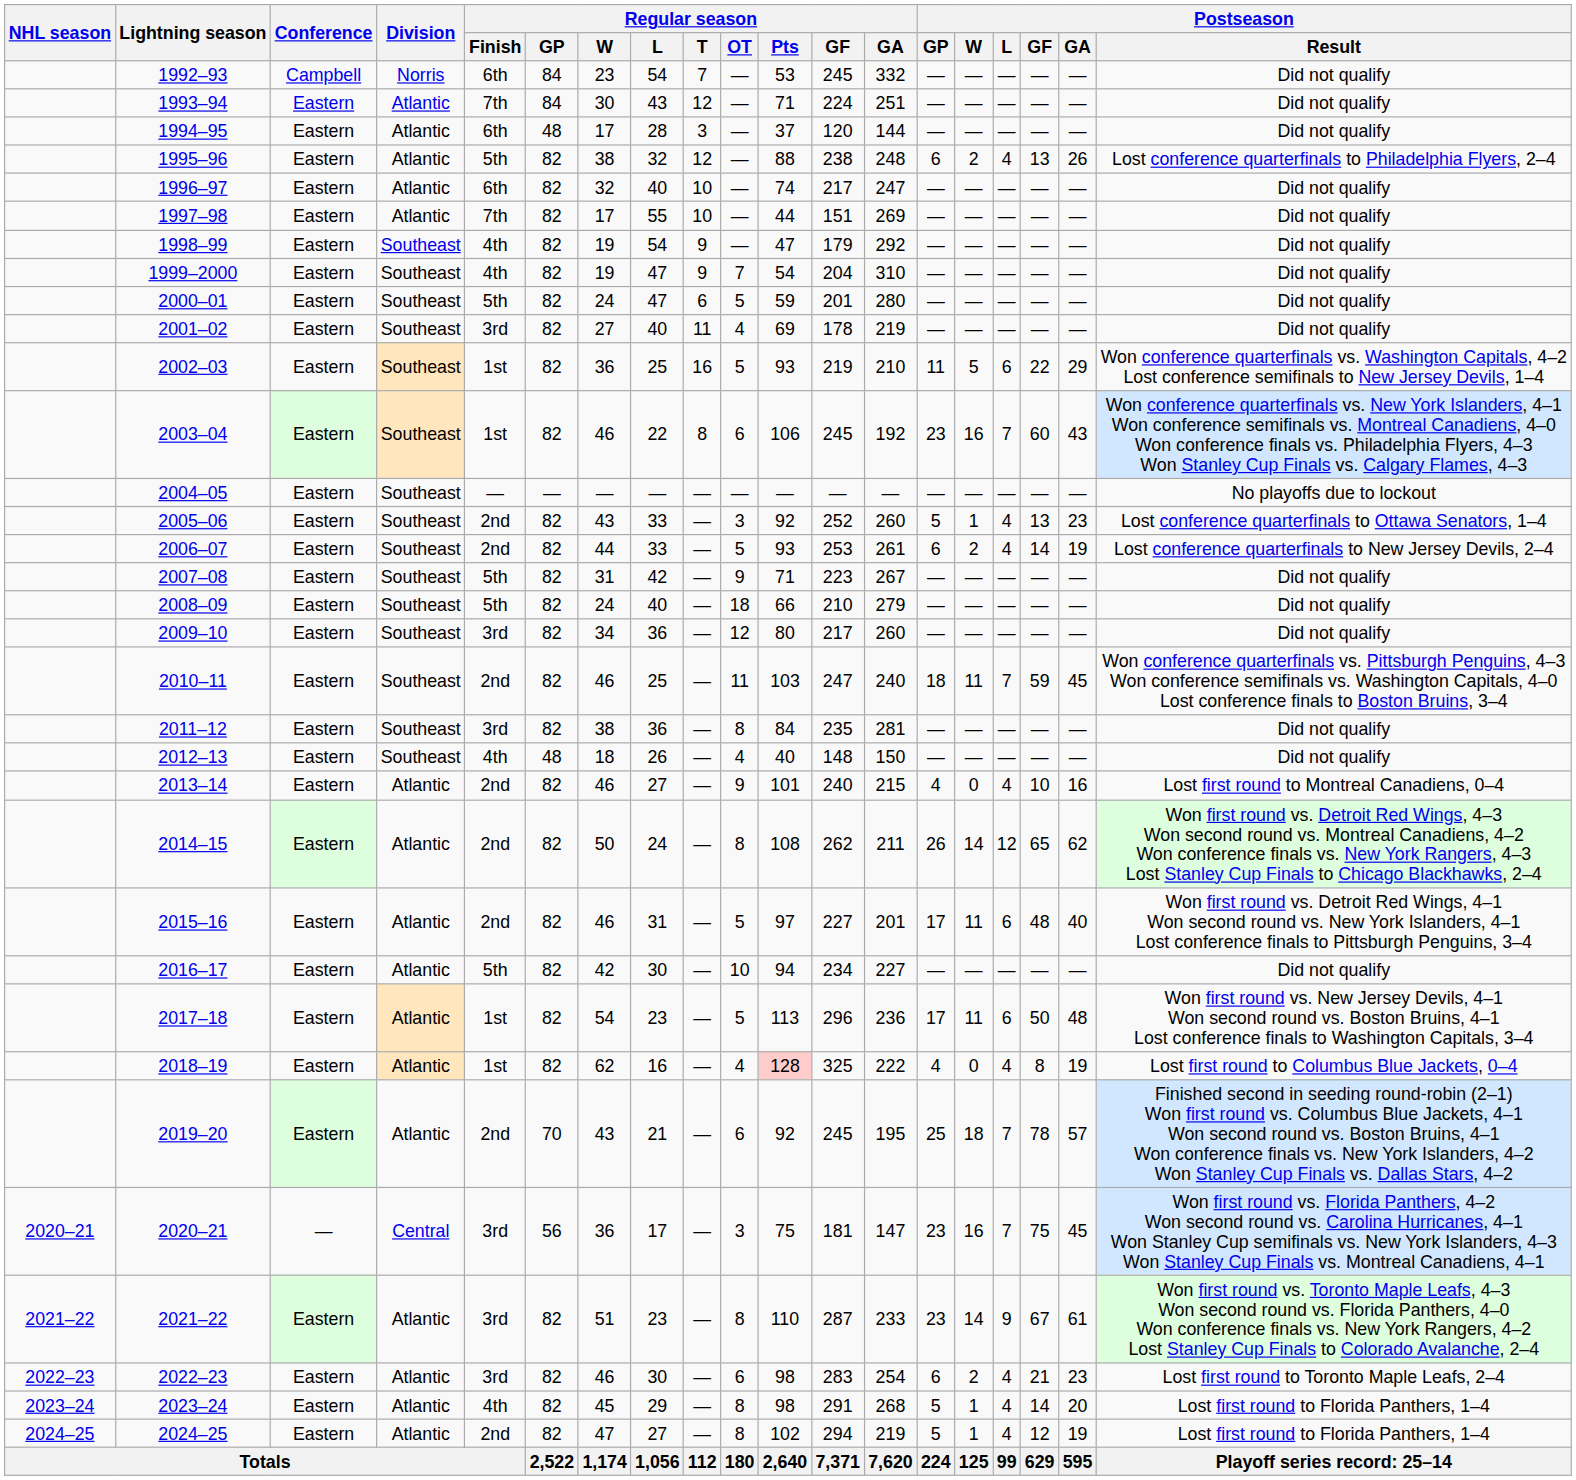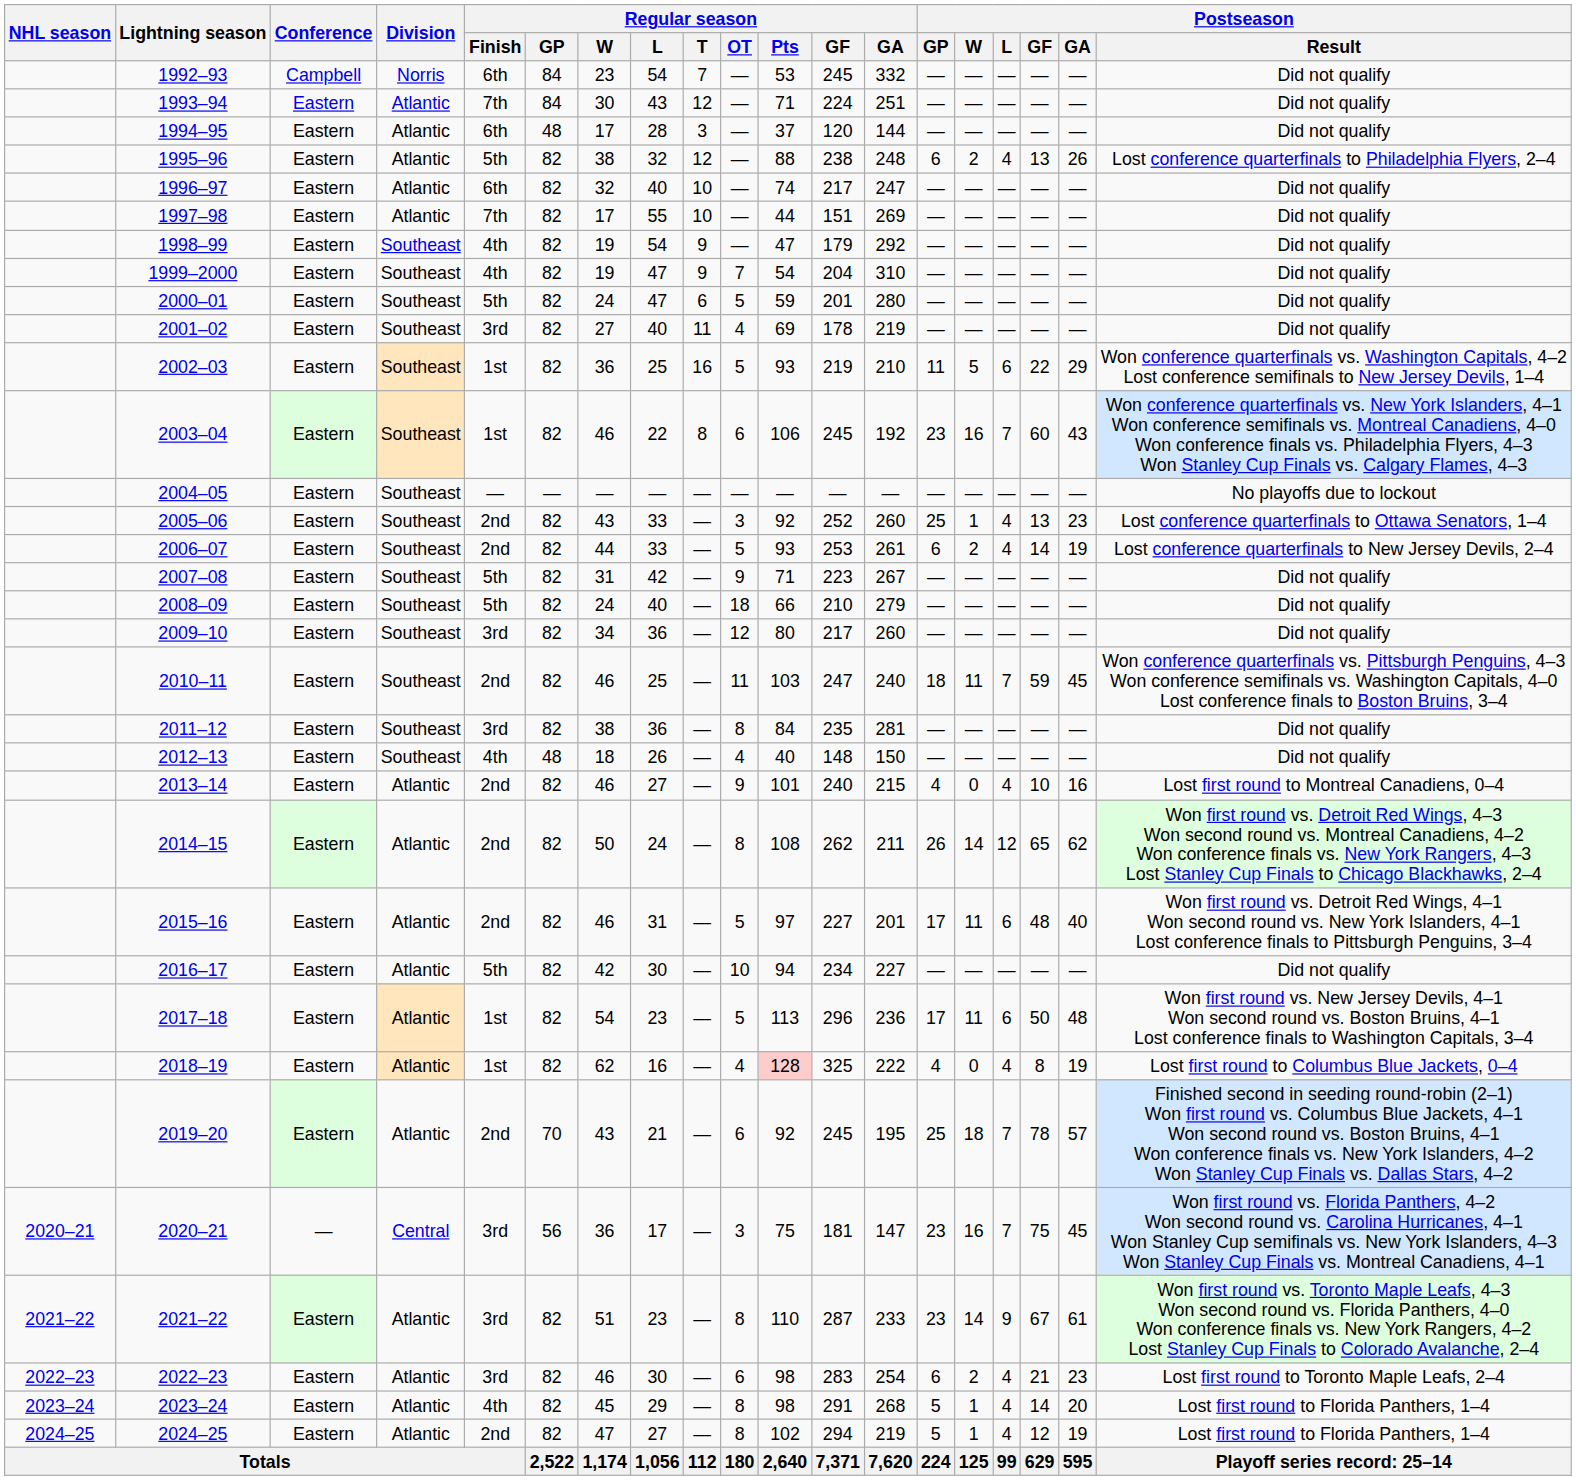(936, 521) 5 -> (936, 521) 25
